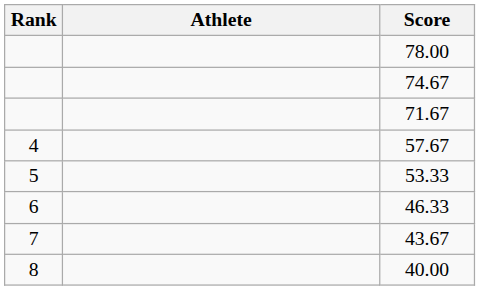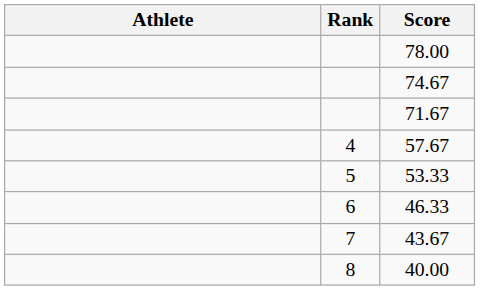columns swapped: (34, 20) <-> (221, 20)
